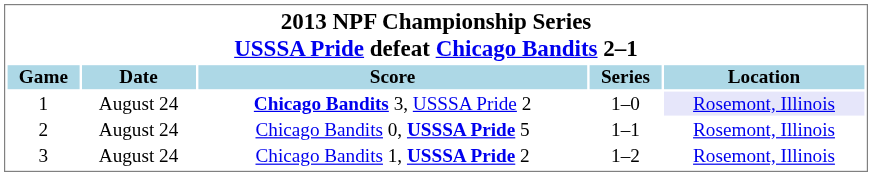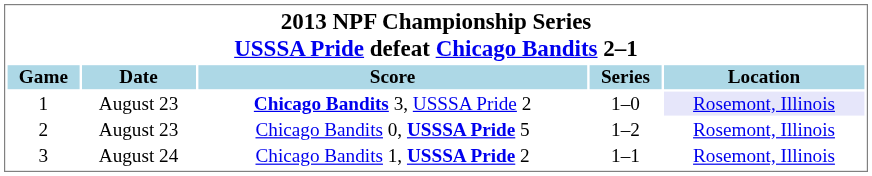(139, 103) August 24 -> (139, 103) August 23
(139, 129) August 24 -> (139, 129) August 23
(625, 129) 1–1 -> (625, 129) 1–2
(625, 156) 1–2 -> (625, 156) 1–1
